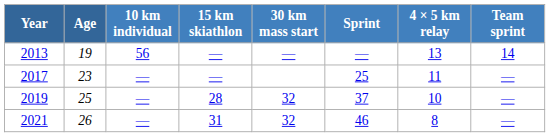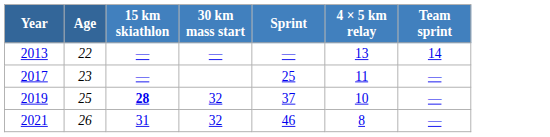- column: (143, 23)
(85, 54) 19 -> (85, 54) 22
(216, 98) normal -> (143, 98) bold
